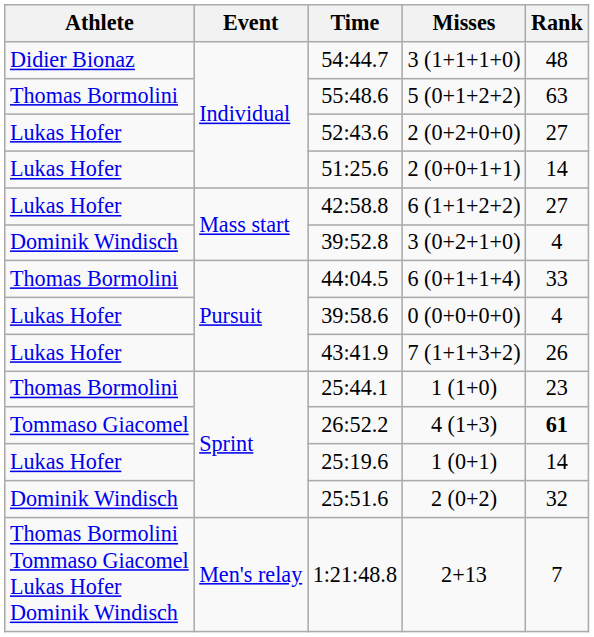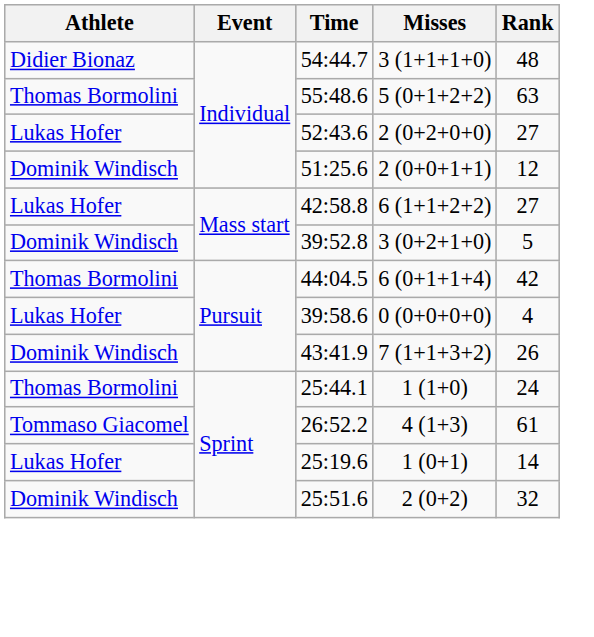(66, 169) Lukas Hofer -> (94, 169) Dominik Windisch
(557, 169) 14 -> (528, 169) 12
(557, 242) 4 -> (528, 242) 5
(557, 279) 33 -> (528, 279) 42
(66, 352) Lukas Hofer -> (94, 352) Dominik Windisch
(557, 388) 23 -> (528, 388) 24
(557, 425) bold -> (528, 425) normal
- row: (355, 574)
